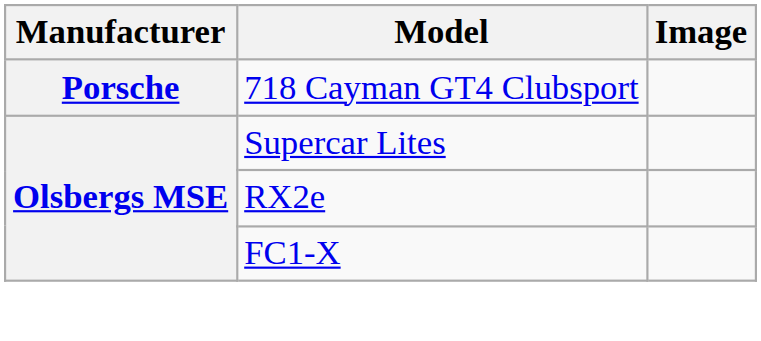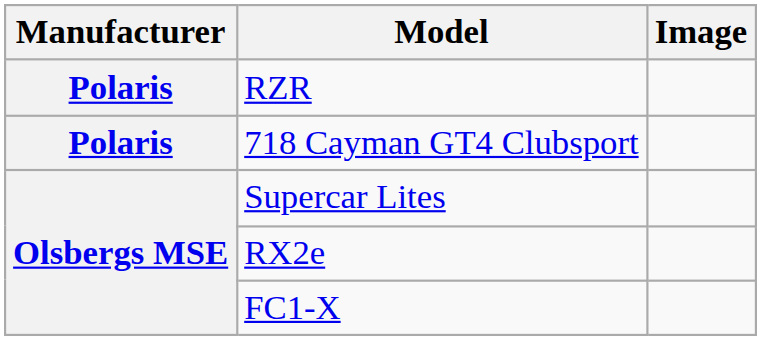+ row: (278, 87)
(121, 87) Porsche -> (121, 142) Polaris
